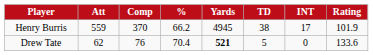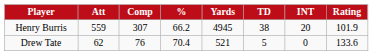(140, 27) 370 -> (140, 27) 307
(306, 27) 17 -> (306, 27) 20
(223, 43) bold -> (223, 43) normal
